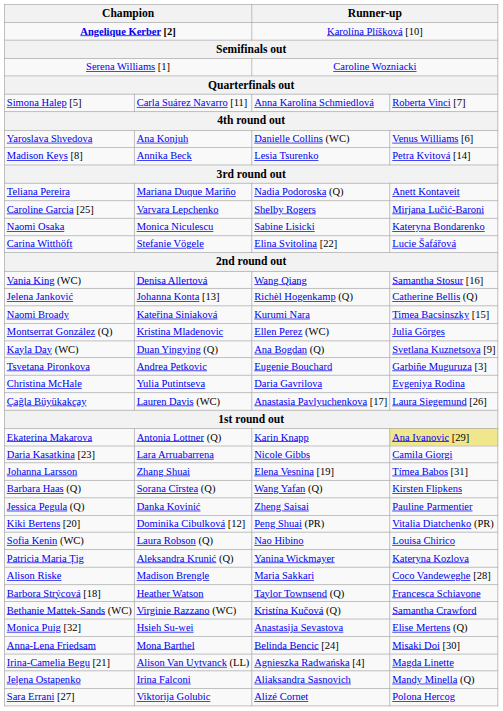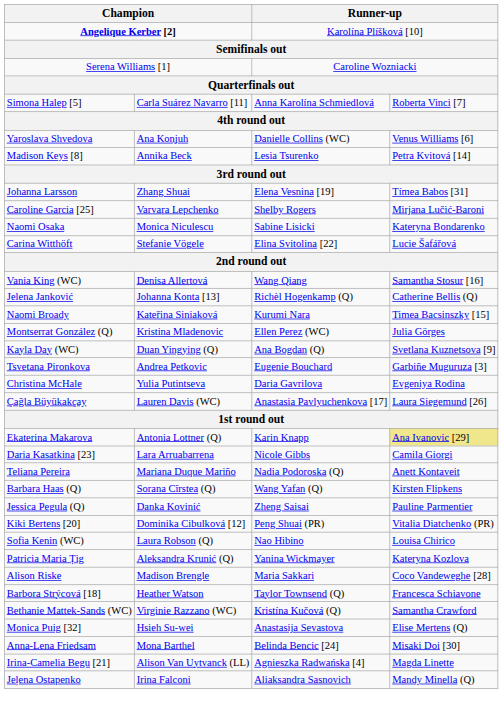rows swapped: (42, 472) <-> (38, 192)
- row: (41, 697)
